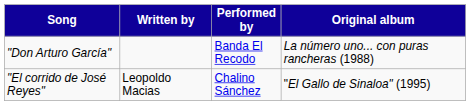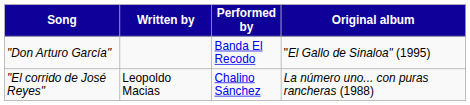(356, 52) La número uno... con puras rancheras (1988) -> (357, 52) "El Gallo de Sinaloa" (1995)
(357, 84) "El Gallo de Sinaloa" (1995) -> (356, 84) La número uno... con puras rancheras (1988)
